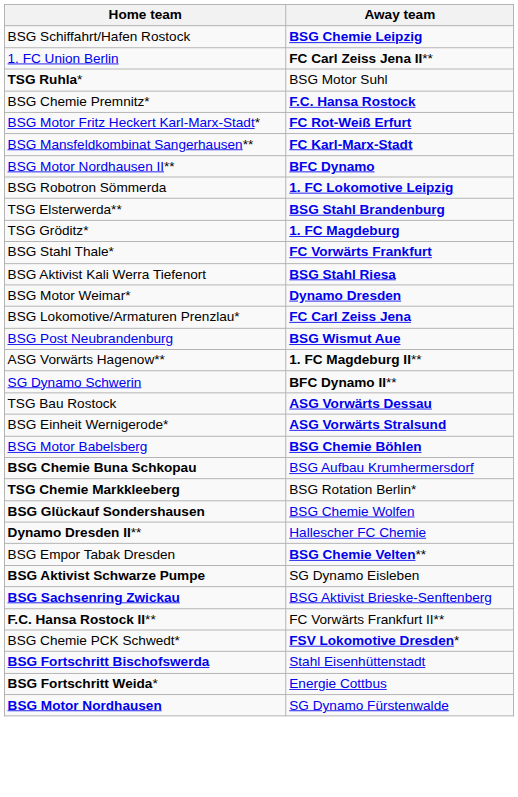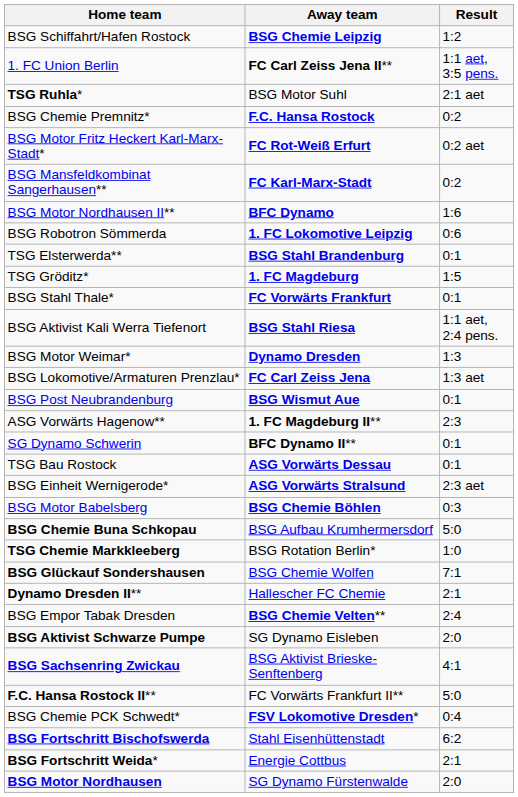+ column: (476, 15)
